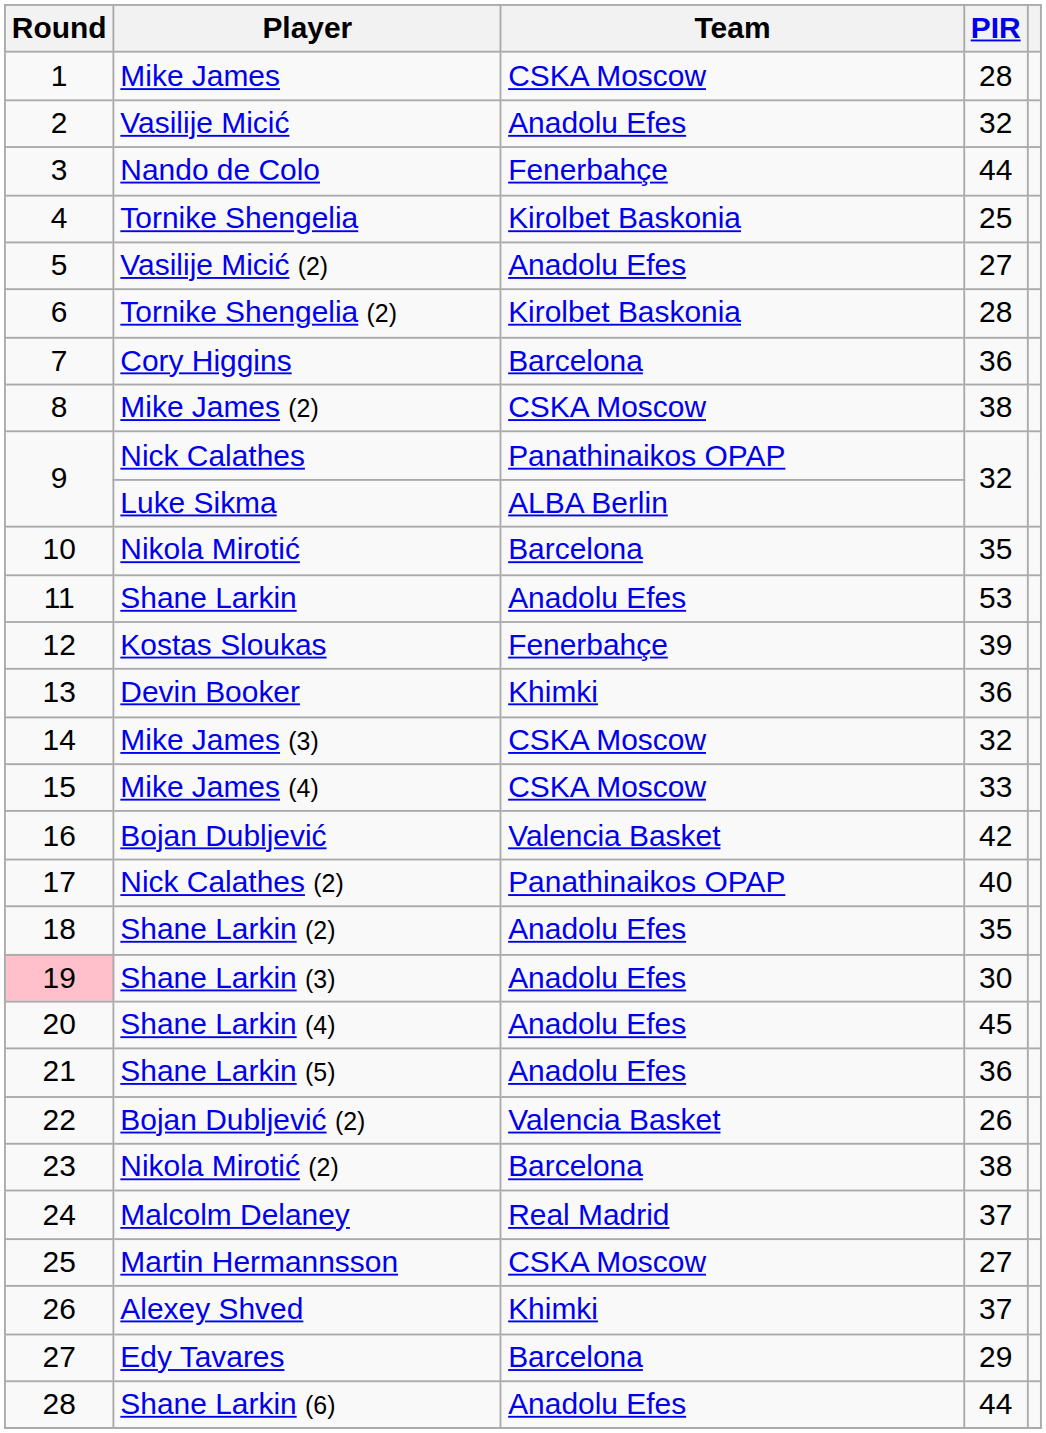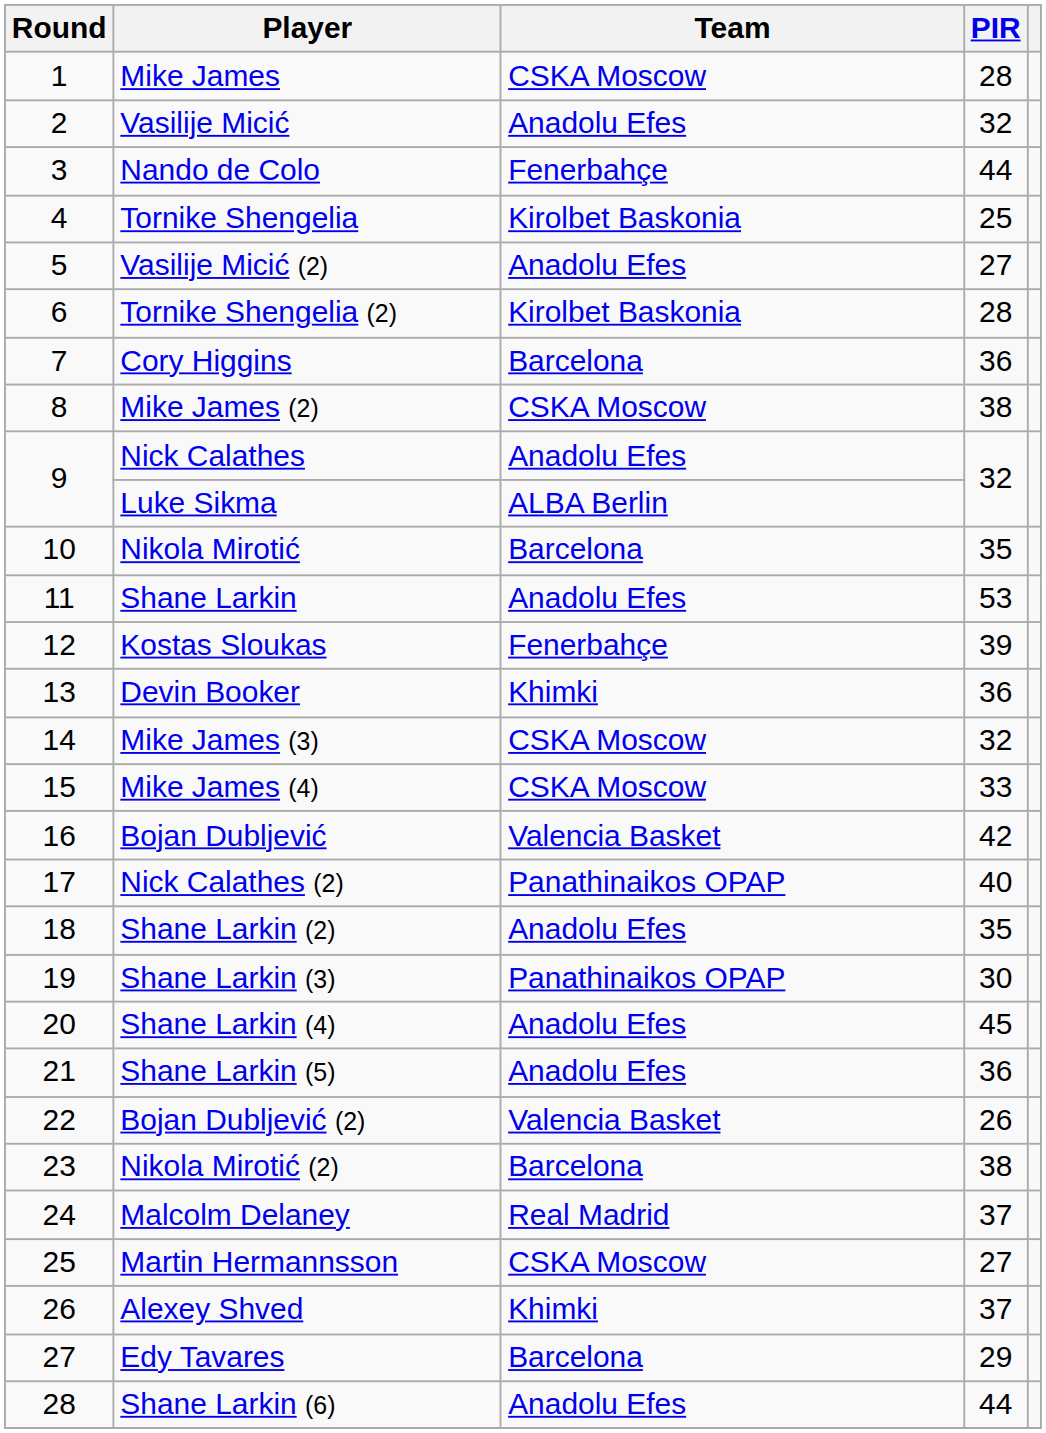(647, 455) Panathinaikos OPAP -> (597, 455) Anadolu Efes
(59, 977) pink background -> (59, 977) no background
(597, 977) Anadolu Efes -> (647, 977) Panathinaikos OPAP
